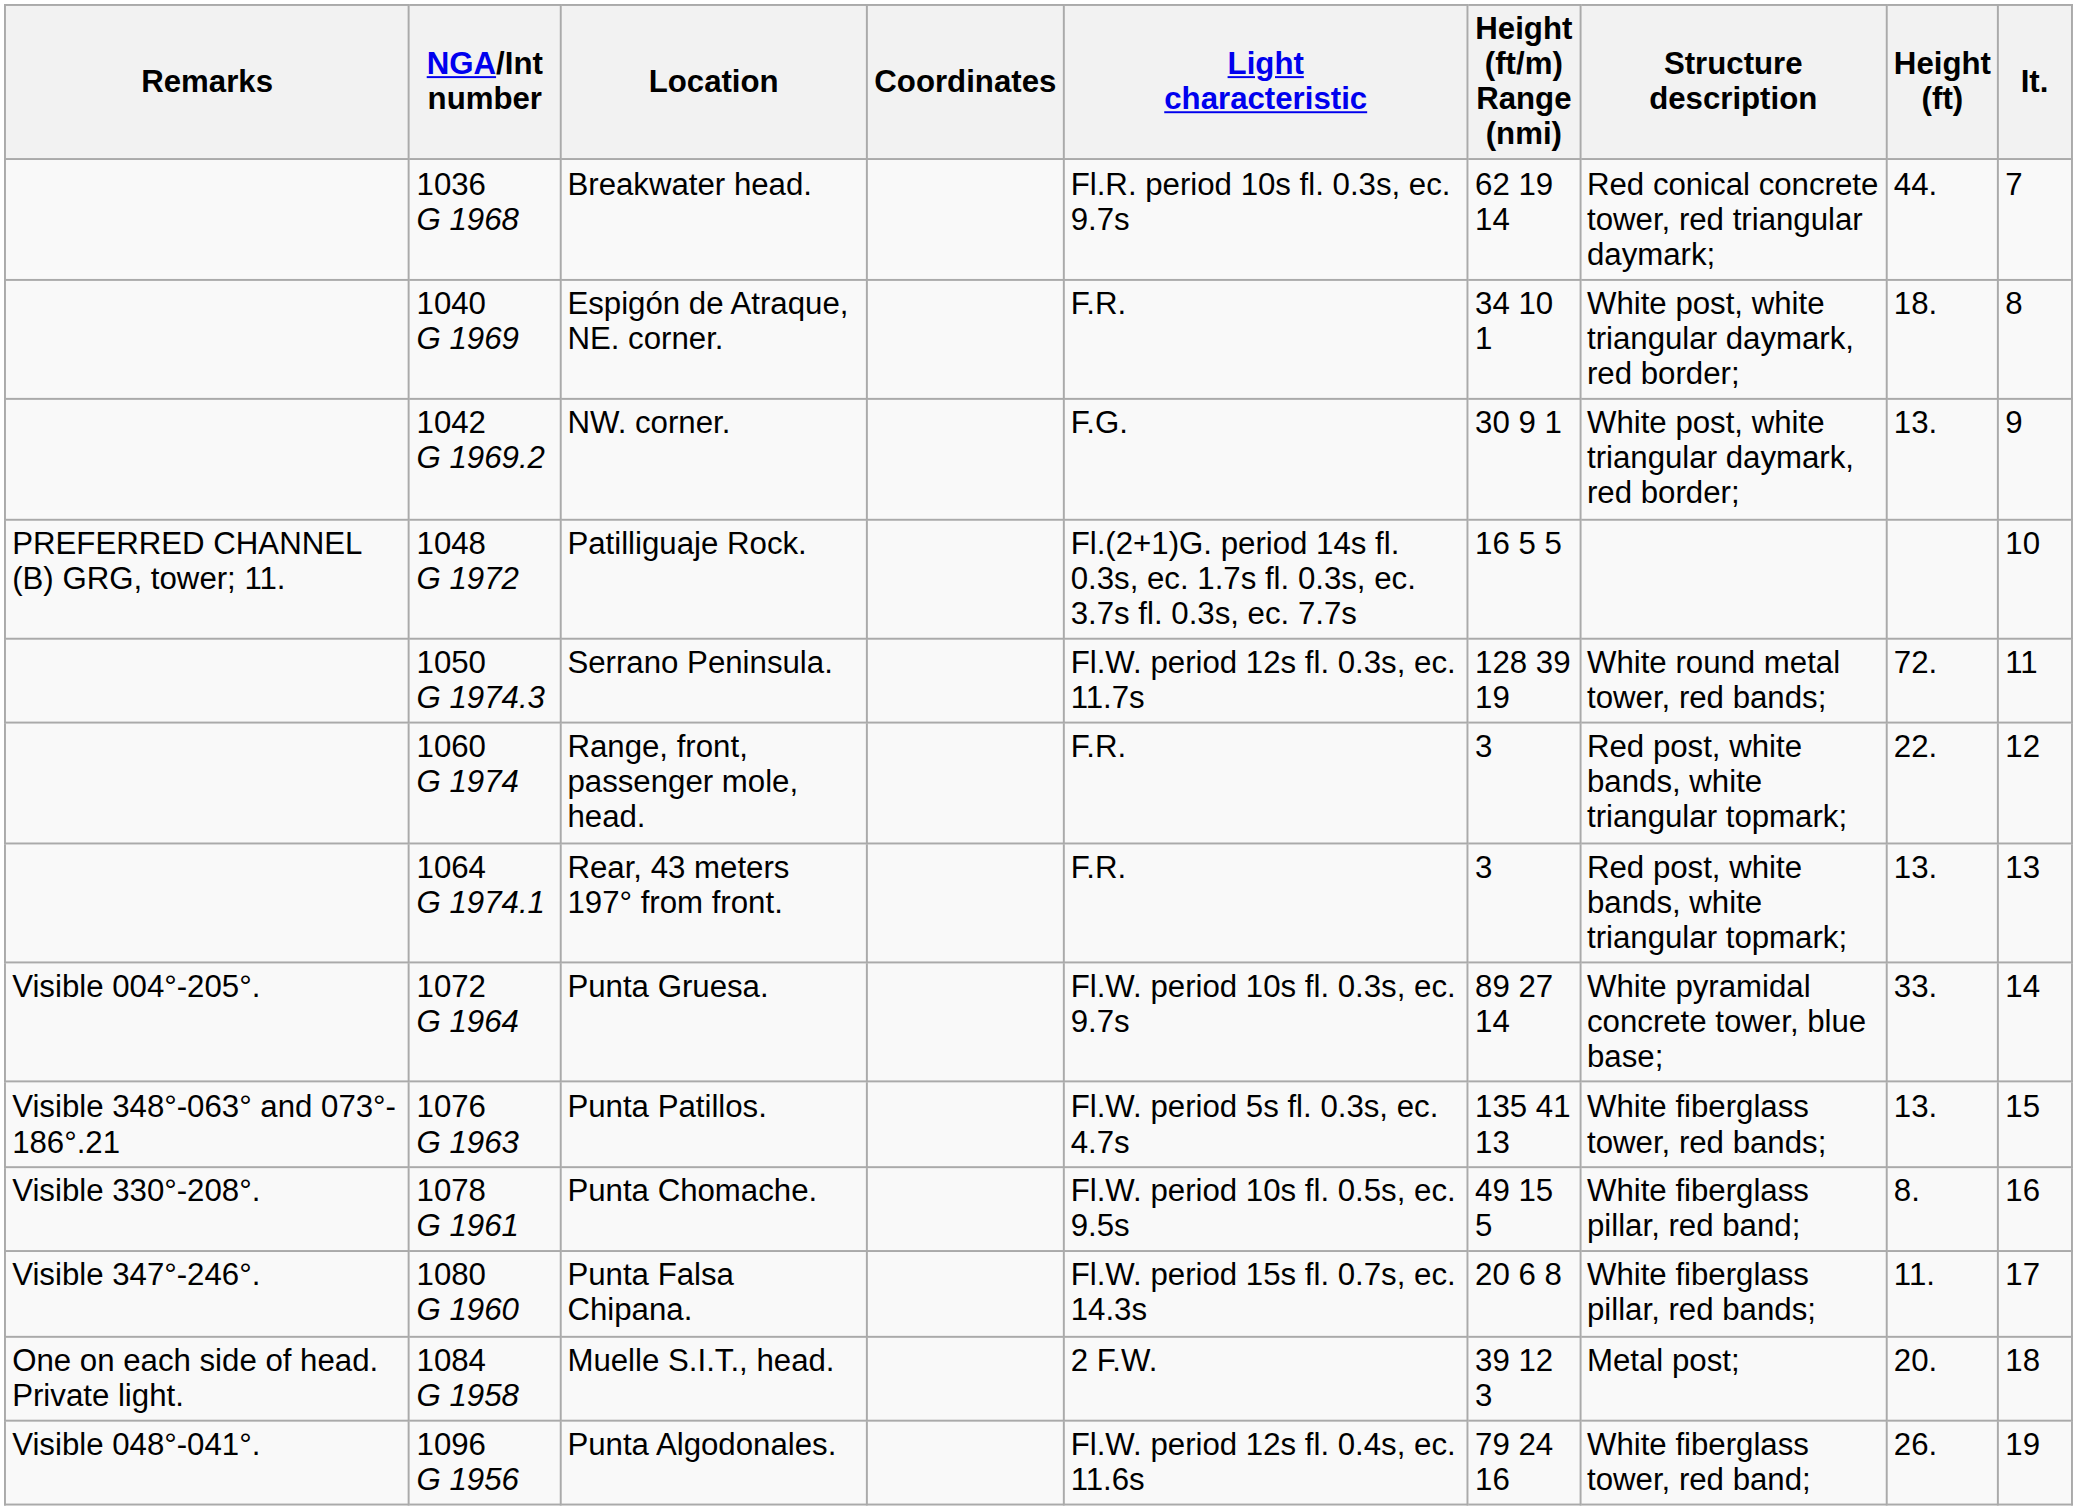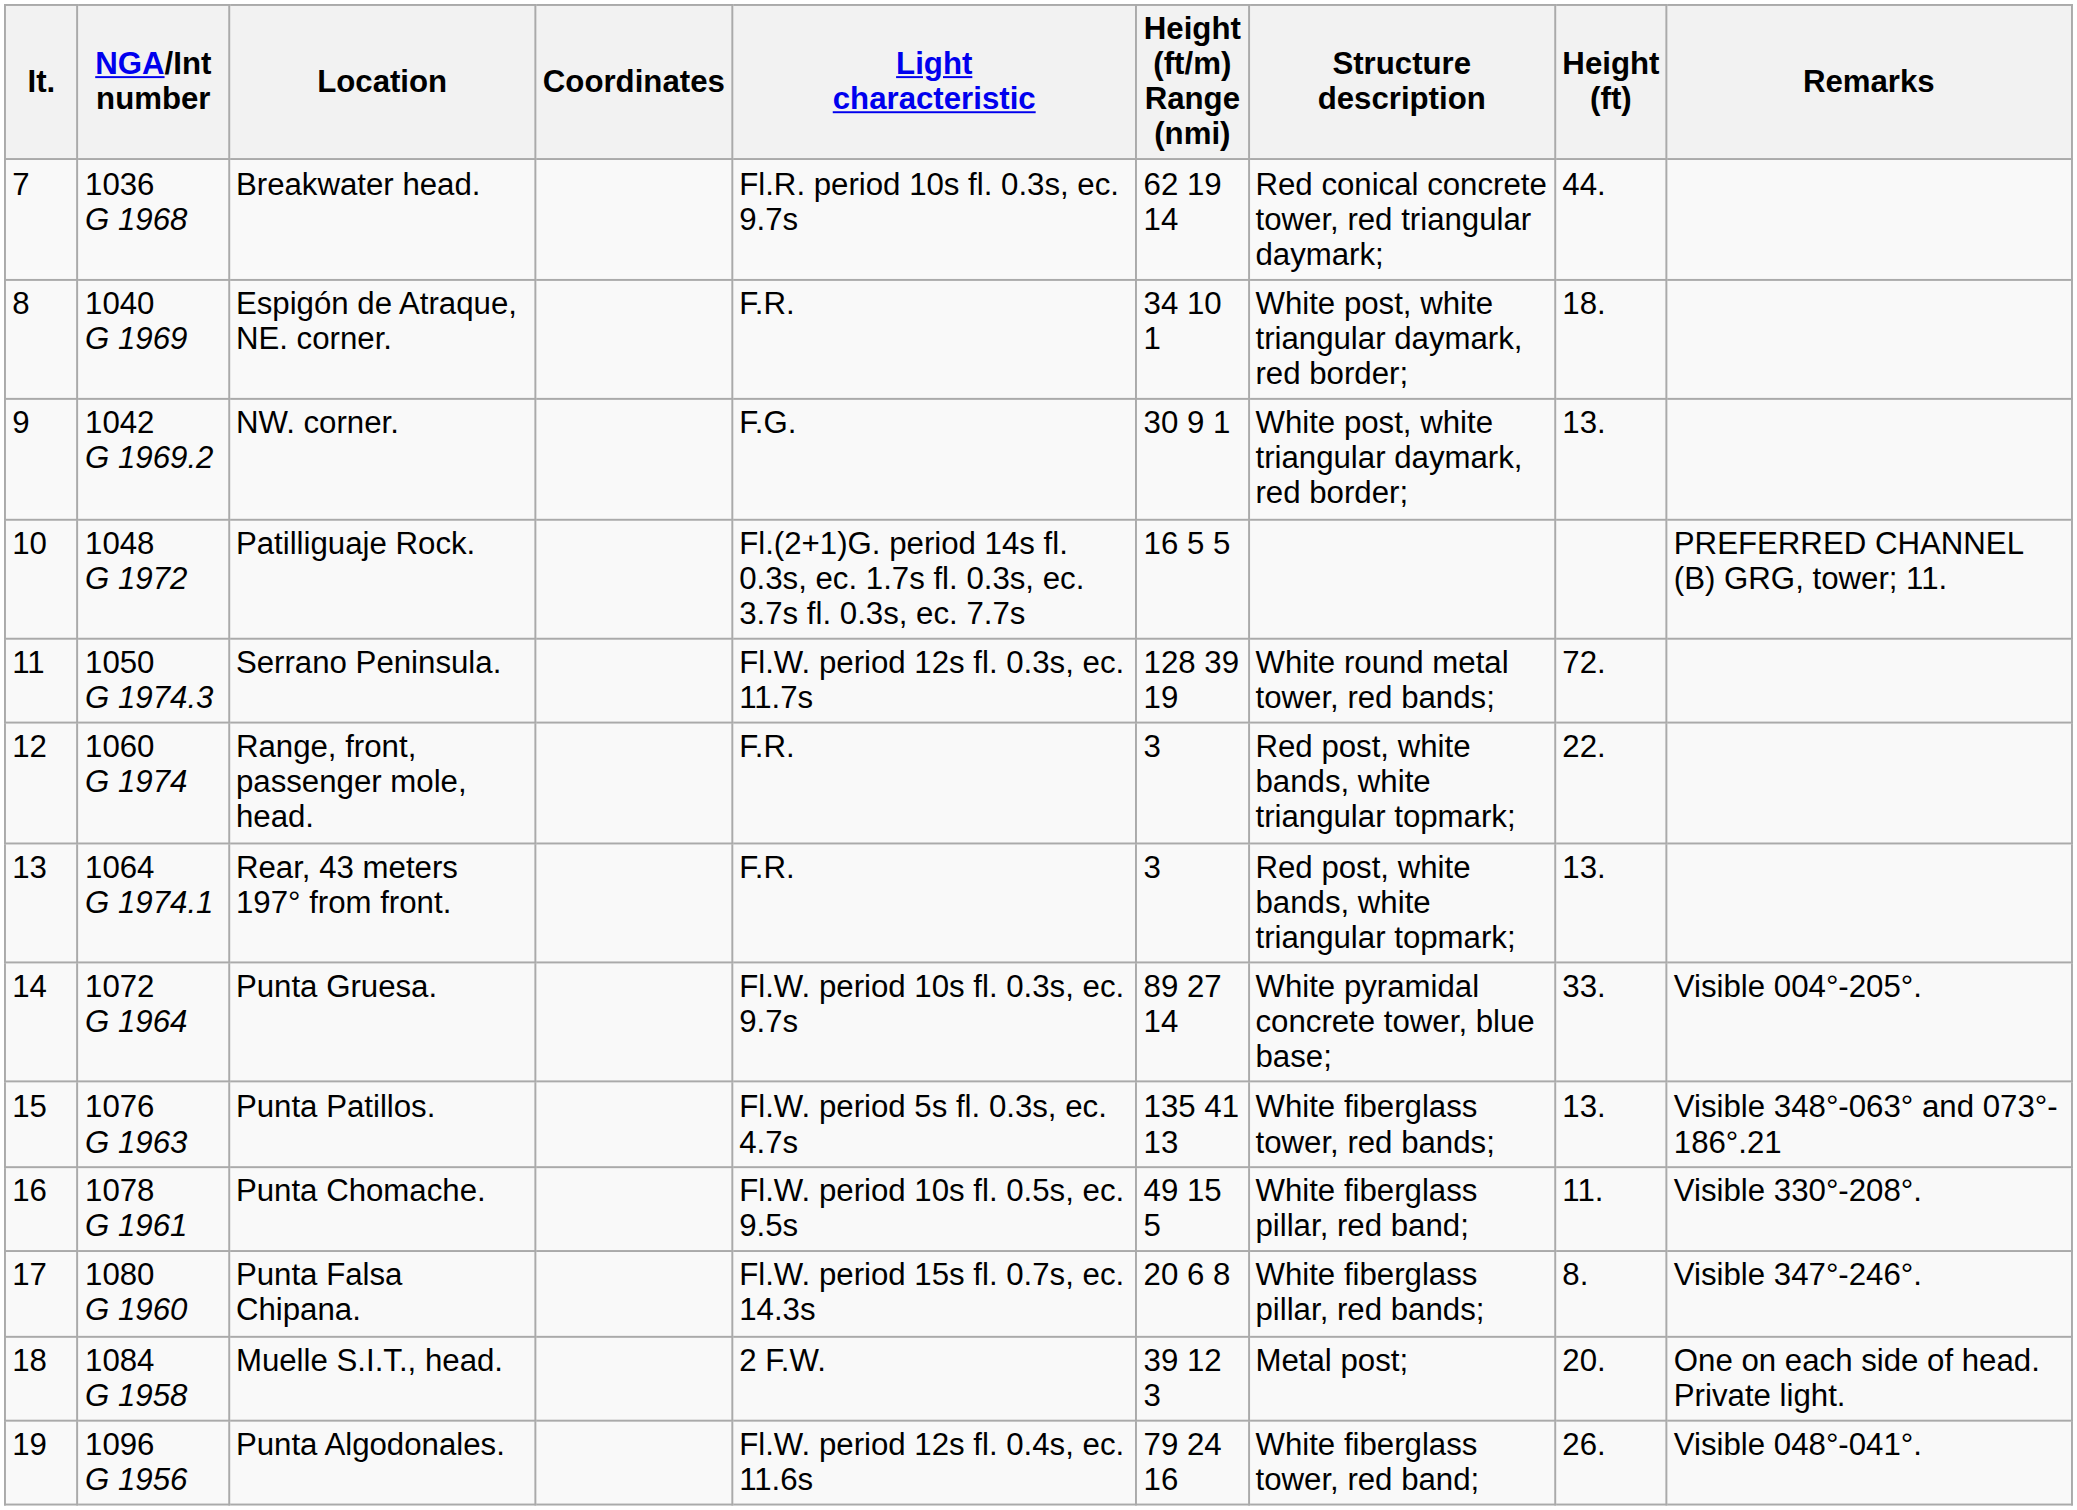columns swapped: (2035, 81) <-> (207, 81)
(1907, 1190) 8. -> (1583, 1190) 11.
(1914, 1275) 11. -> (1575, 1275) 8.
